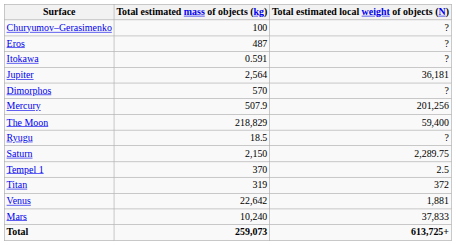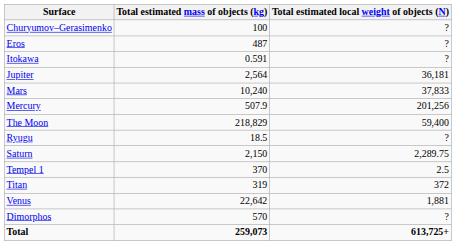rows swapped: (17, 216) <-> (29, 91)
